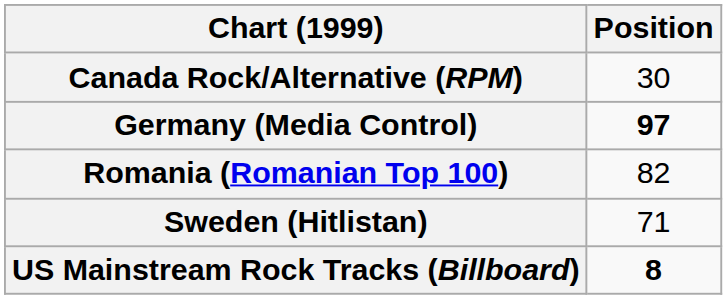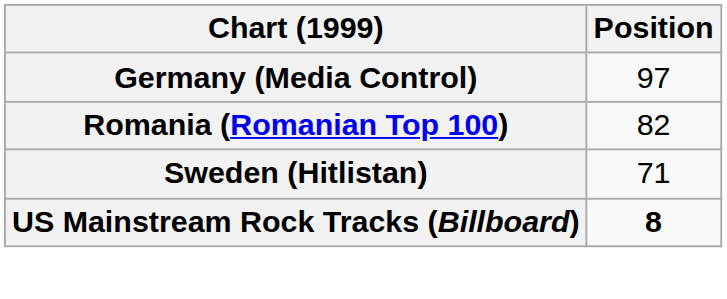- row: (296, 76)
(654, 125) bold -> (654, 76) normal
